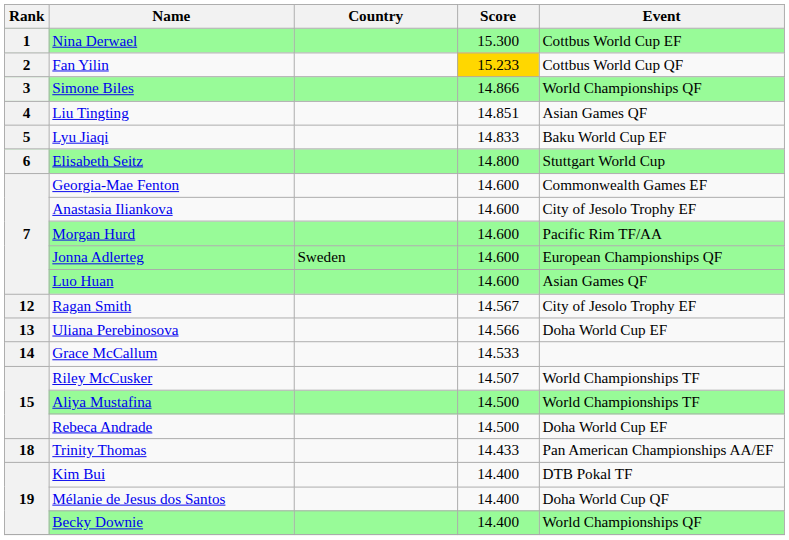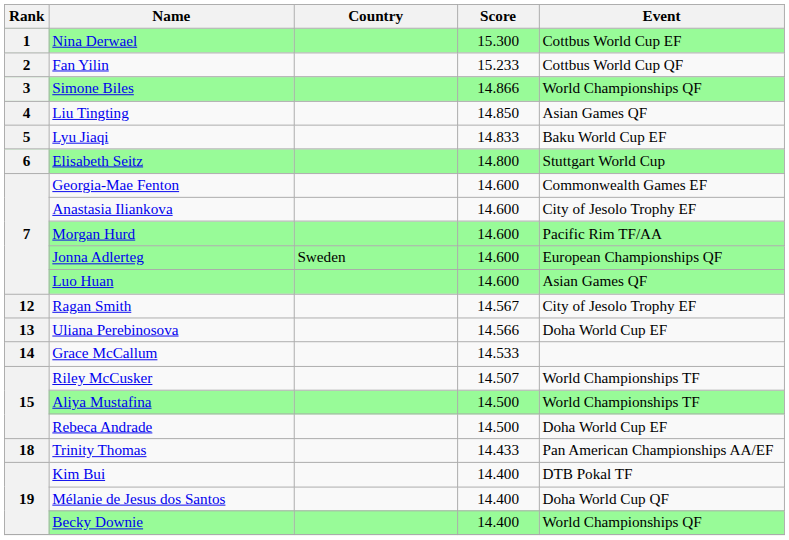(498, 64) gold background -> (498, 64) no background
(498, 112) 14.851 -> (498, 112) 14.850
